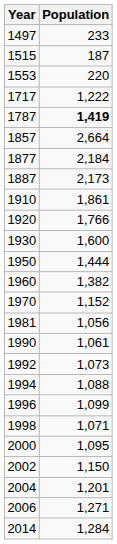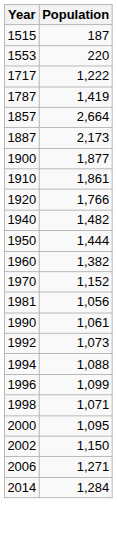- row: (22, 35)
(93, 117) bold -> (93, 96) normal
- row: (22, 158)
+ row: (22, 158)
- row: (22, 240)
+ row: (22, 220)
- row: (22, 487)
